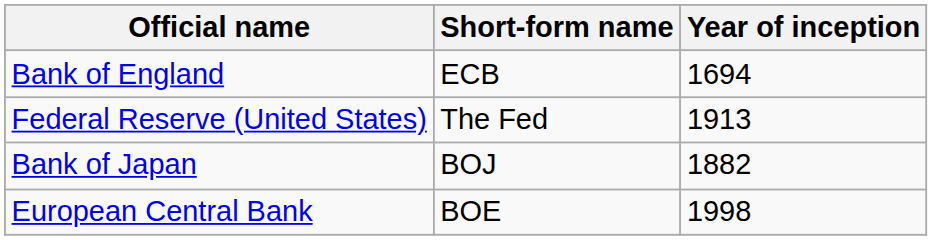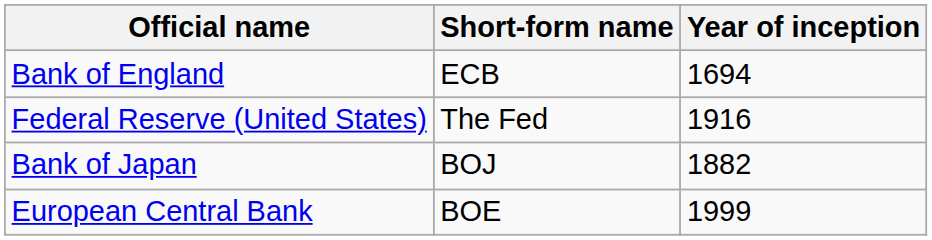(719, 119) 1913 -> (719, 119) 1916
(719, 211) 1998 -> (719, 211) 1999
